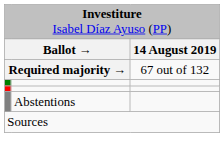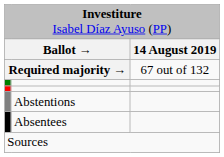+ row: (8, 122)
